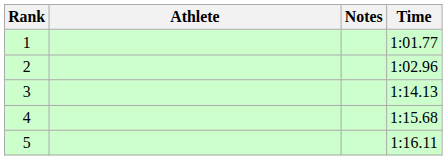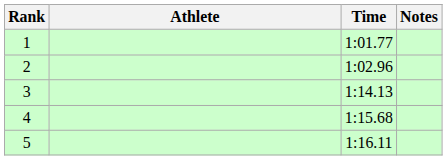columns swapped: (414, 17) <-> (364, 17)
